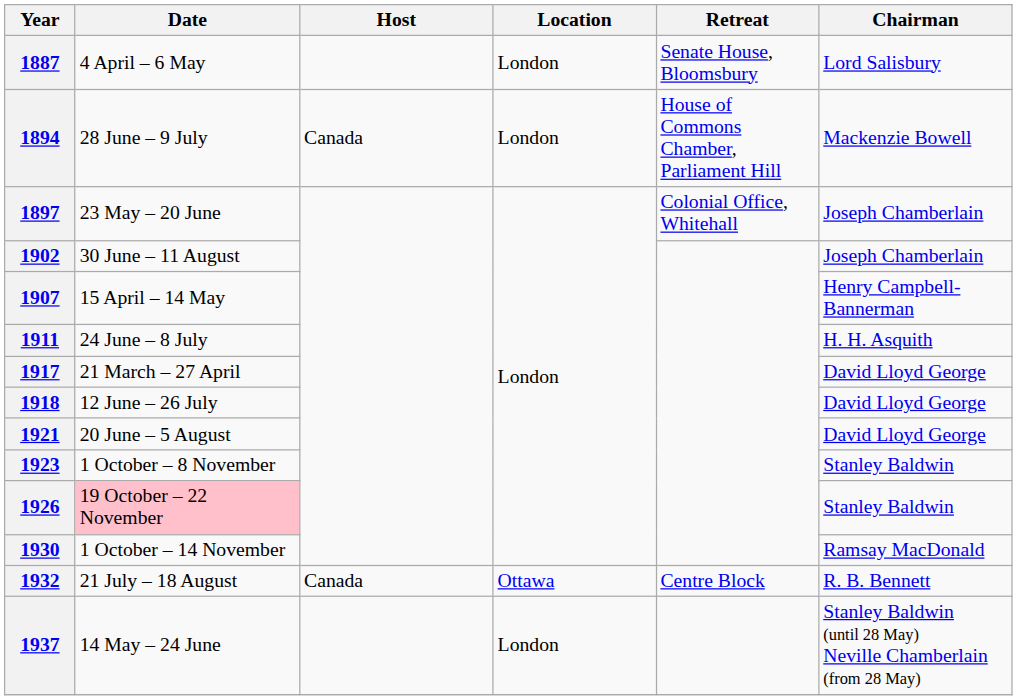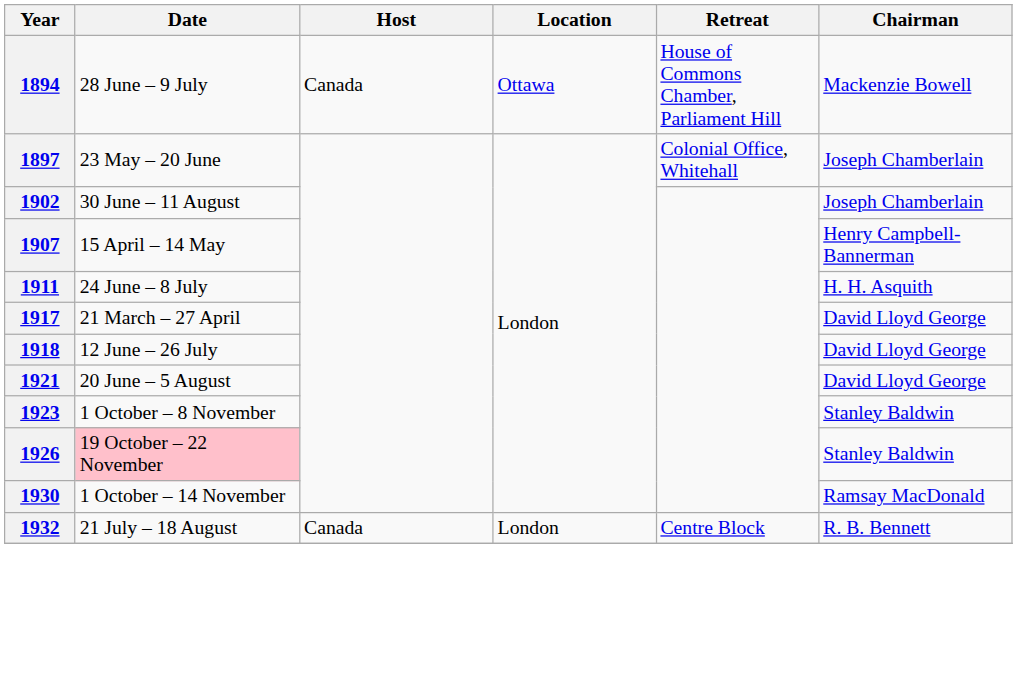- row: (40, 62)
(528, 137) London -> (526, 84) Ottawa
(526, 580) Ottawa -> (528, 527) London
- row: (40, 645)
